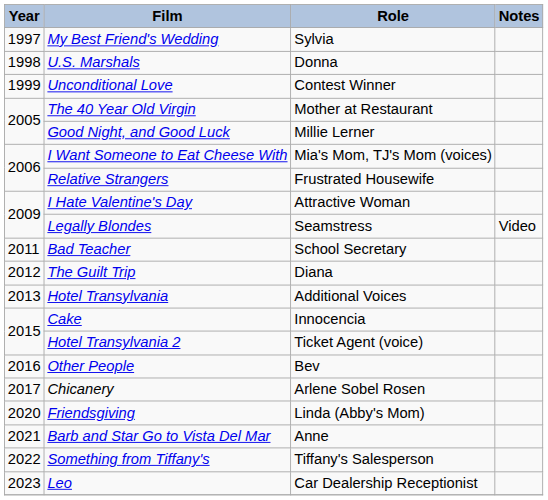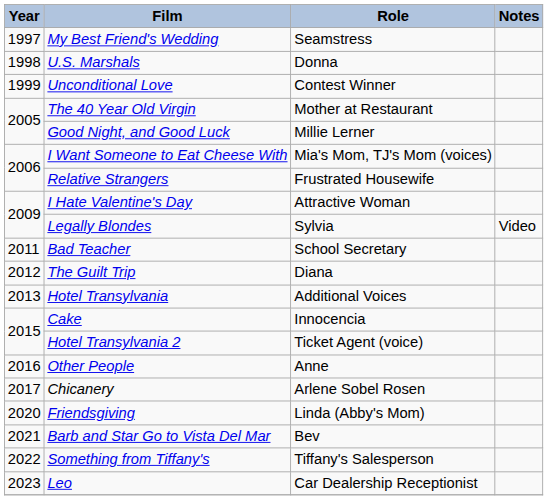(314, 39) Sylvia -> (333, 39) Seamstress
(333, 226) Seamstress -> (314, 226) Sylvia
(307, 366) Bev -> (312, 366) Anne
(312, 436) Anne -> (307, 436) Bev
